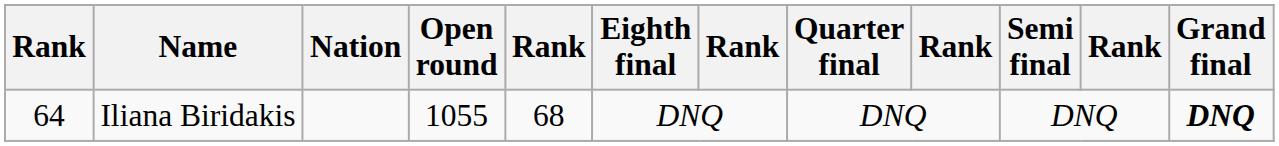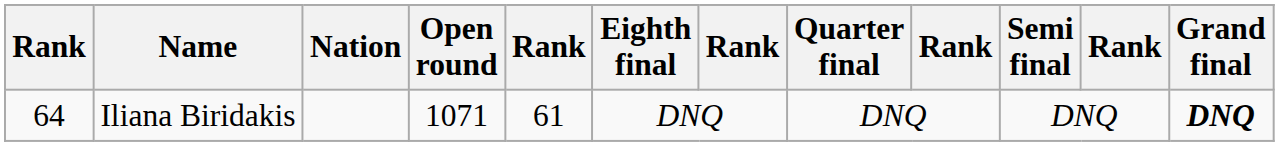(457, 114) 1055 -> (457, 114) 1071
(549, 114) 68 -> (549, 114) 61
